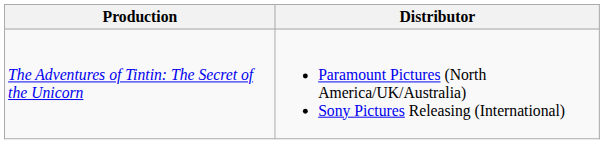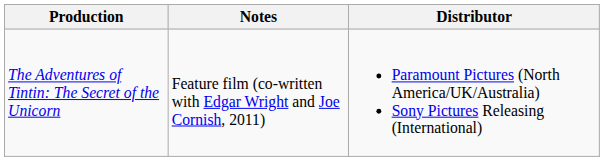+ column: (258, 16)
